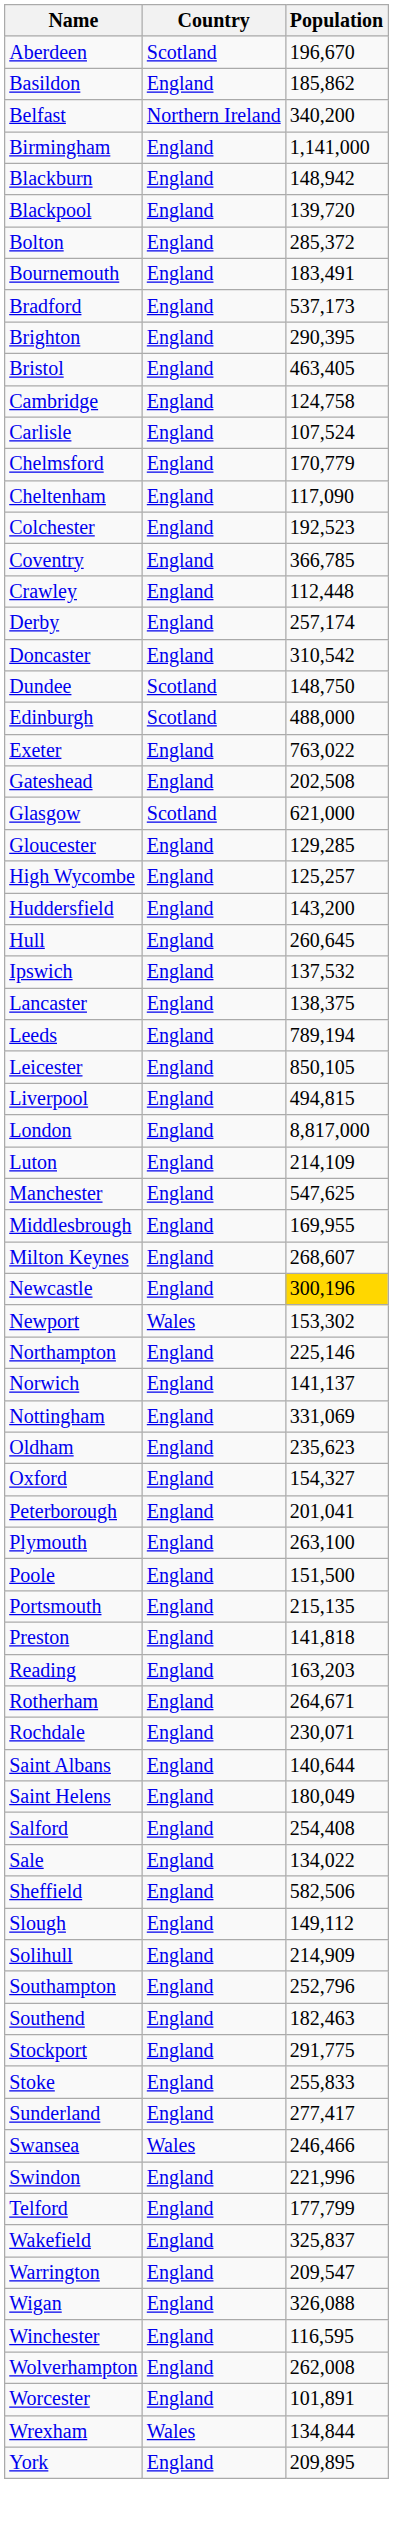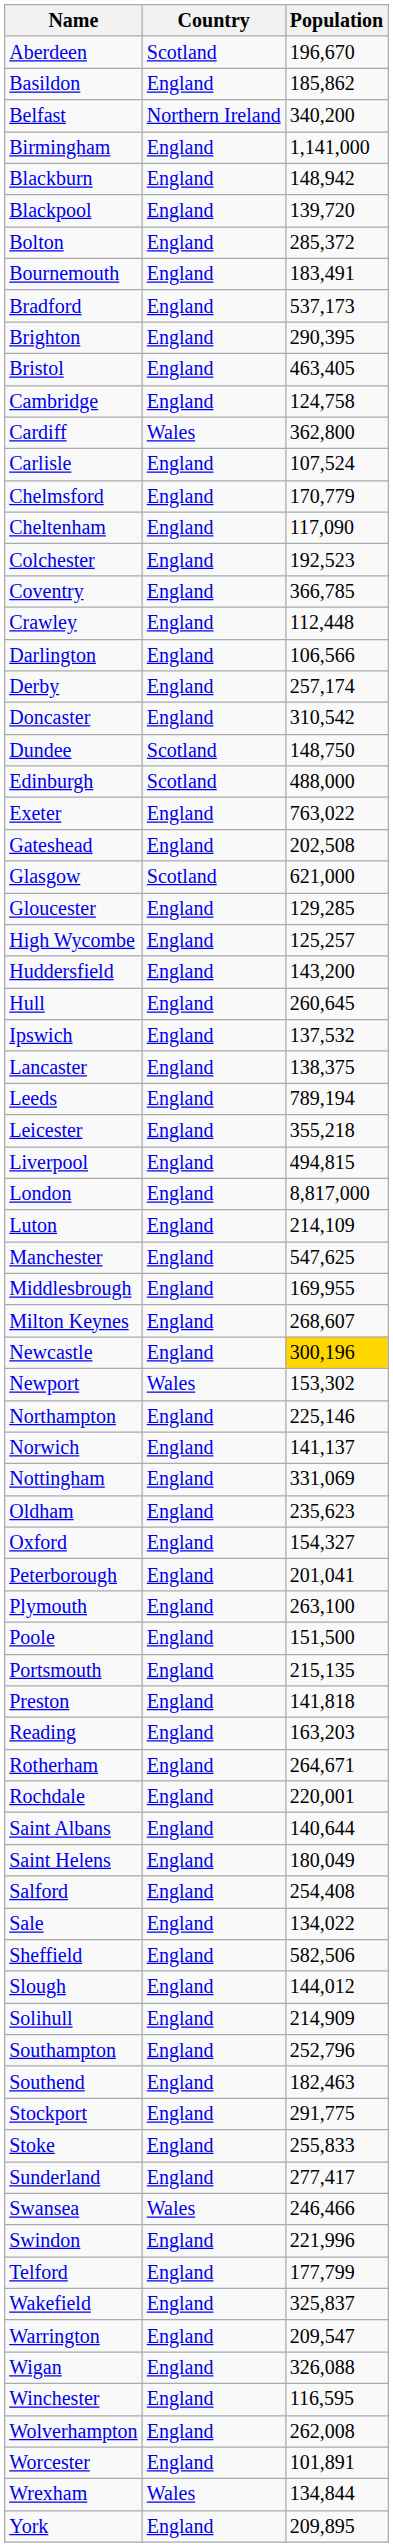+ row: (38, 432)
+ row: (53, 654)
(322, 1067) 850,105 -> (322, 1130) 355,218
(322, 1733) 230,071 -> (322, 1796) 220,001
(322, 1923) 149,112 -> (322, 1986) 144,012
